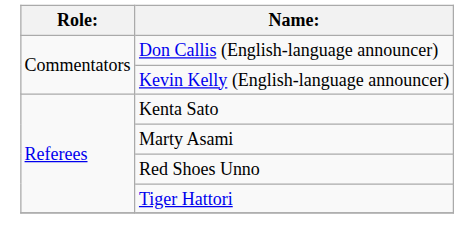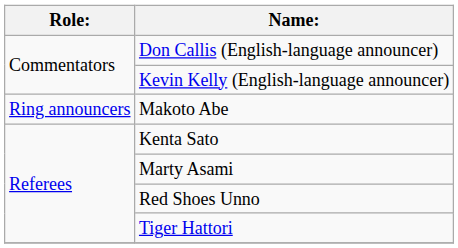+ row: (184, 109)
